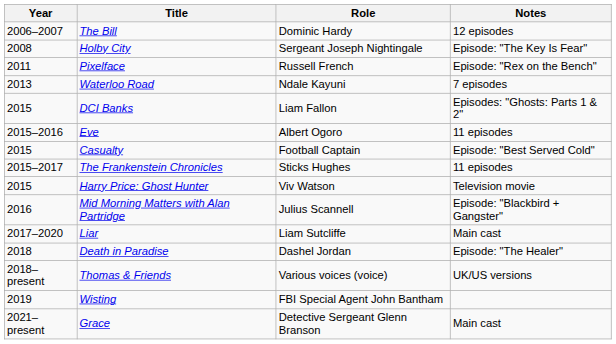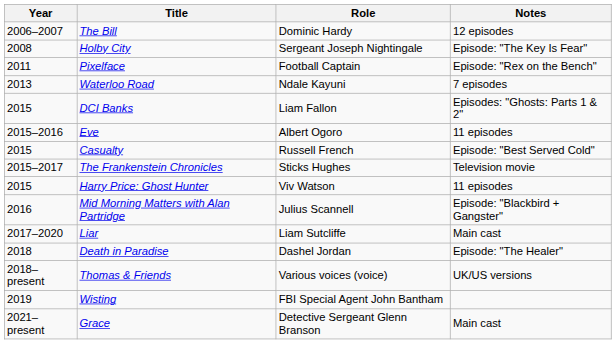(316, 66) Russell French -> (320, 66) Football Captain
(320, 150) Football Captain -> (316, 150) Russell French
(483, 168) 11 episodes -> (494, 168) Television movie
(494, 185) Television movie -> (483, 185) 11 episodes
